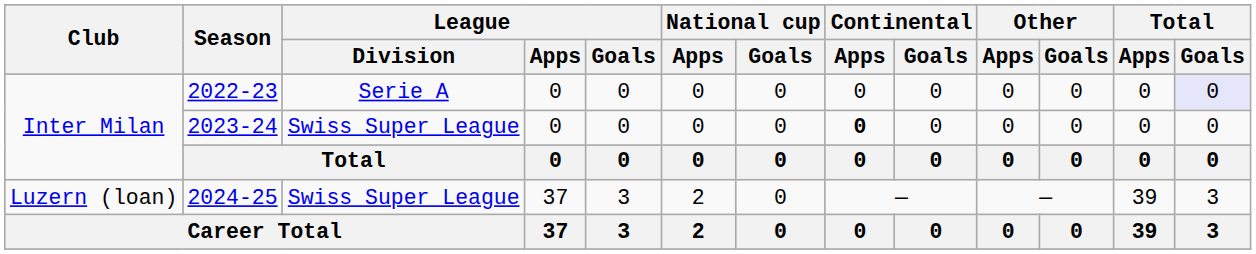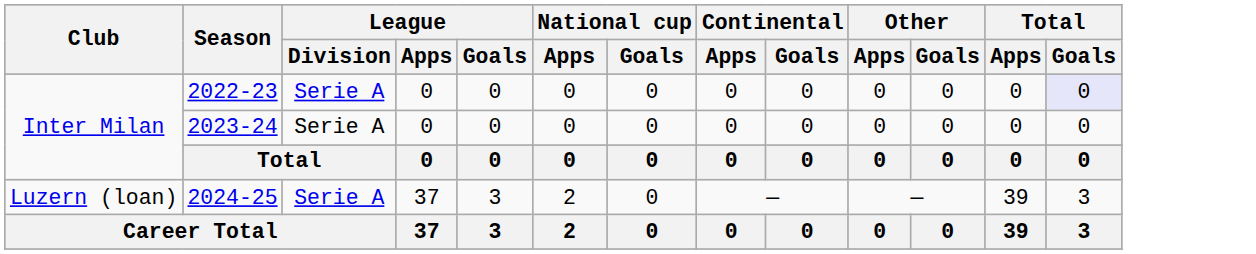(404, 127) Swiss Super League -> (339, 127) Serie A
(860, 127) bold -> (731, 127) normal
(404, 197) Swiss Super League -> (339, 197) Serie A
